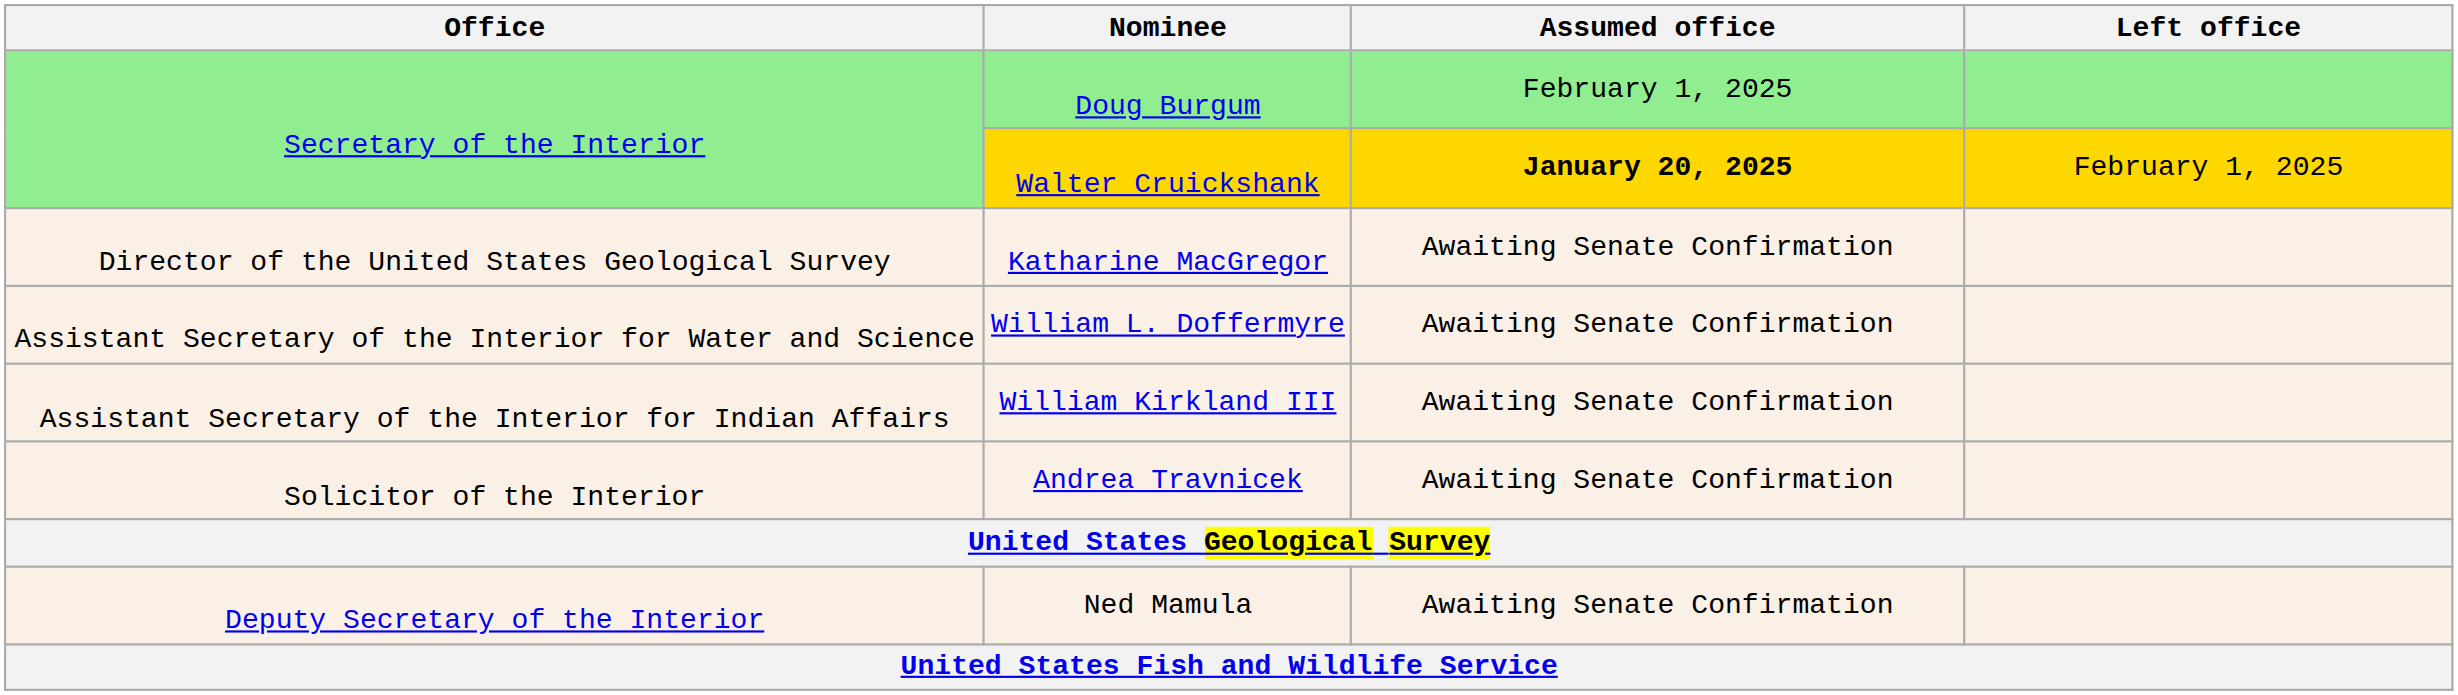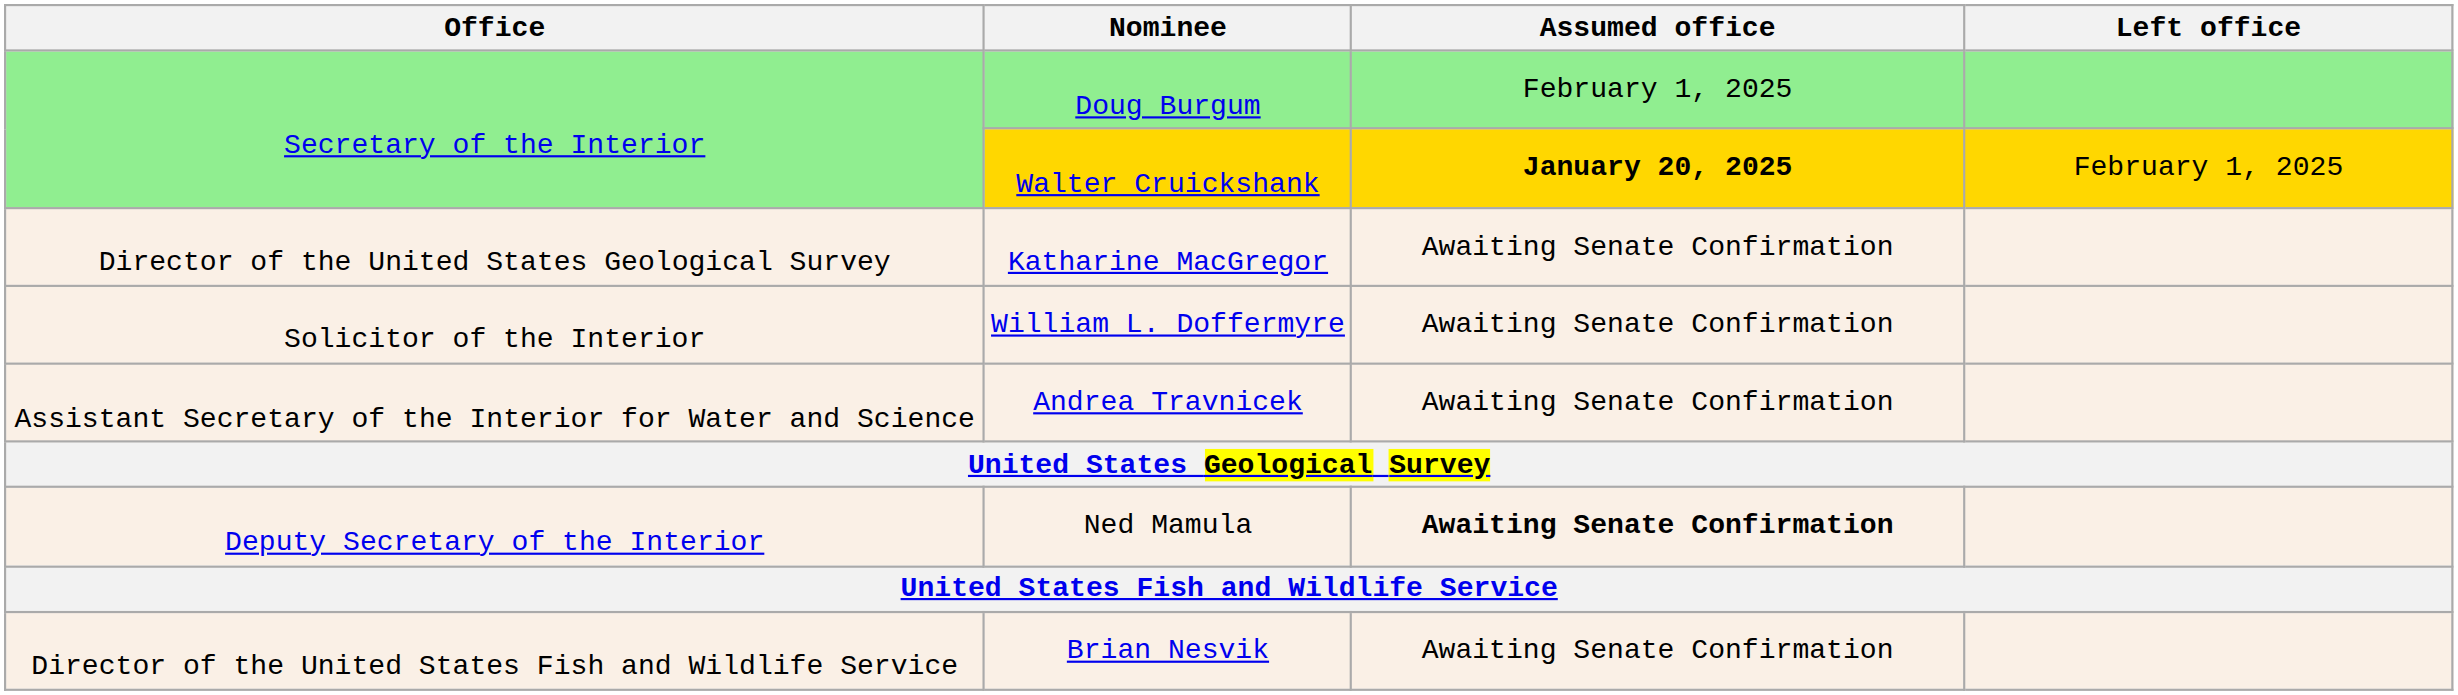(495, 341) Assistant Secretary of the Interior for Water and Science -> (495, 341) Solicitor of the Interior
- row: (1168, 403)
(495, 497) Solicitor of the Interior -> (495, 419) Assistant Secretary of the Interior for Water and Science
(1658, 605) normal -> (1658, 527) bold
+ row: (1168, 650)
